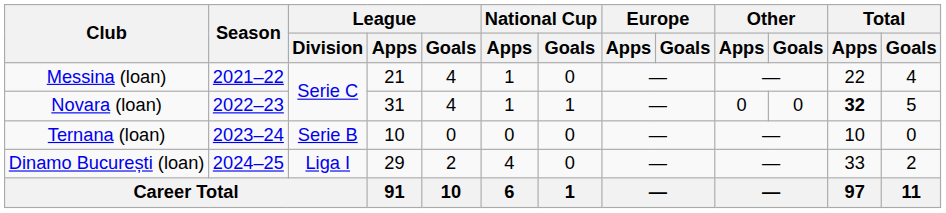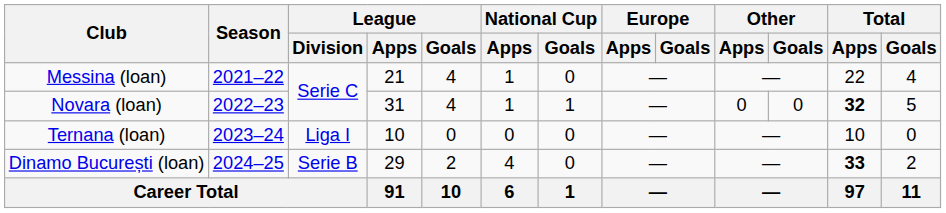(328, 134) Serie B -> (328, 134) Liga I
(328, 163) Liga I -> (328, 163) Serie B
(855, 163) normal -> (855, 163) bold
